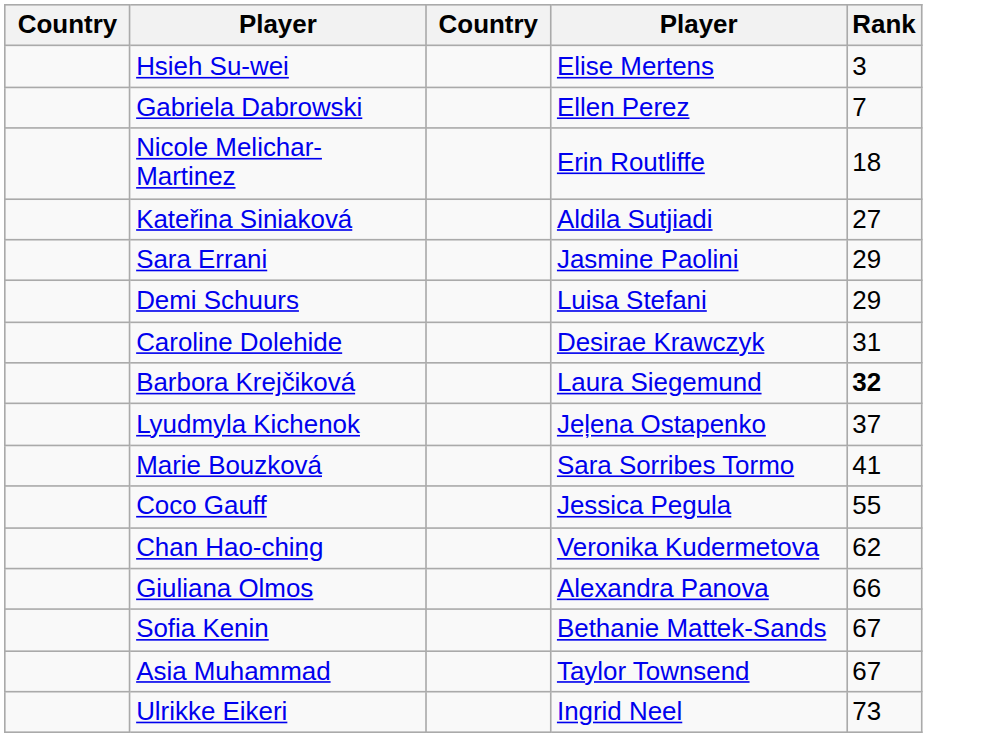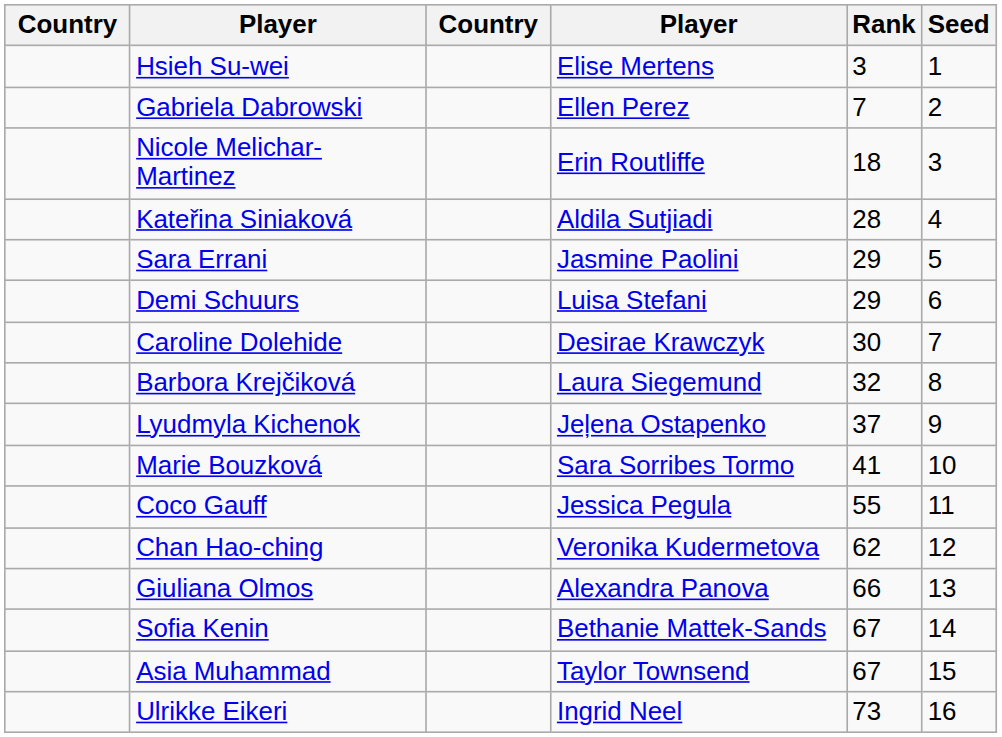+ column: (959, 25)
(867, 218) 27 -> (867, 218) 28
(867, 341) 31 -> (867, 341) 30
(867, 383) bold -> (867, 383) normal
